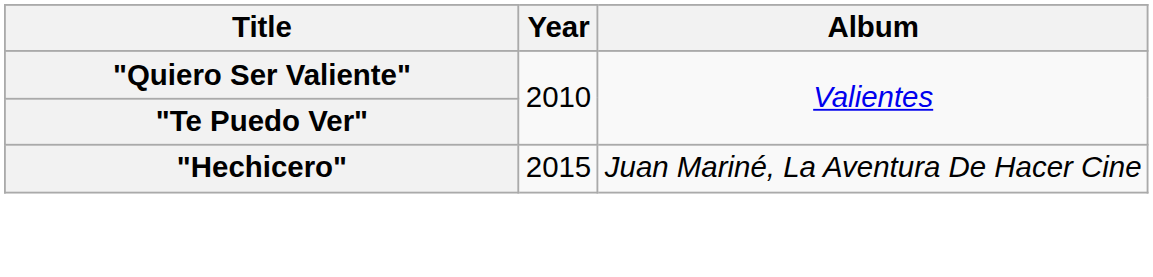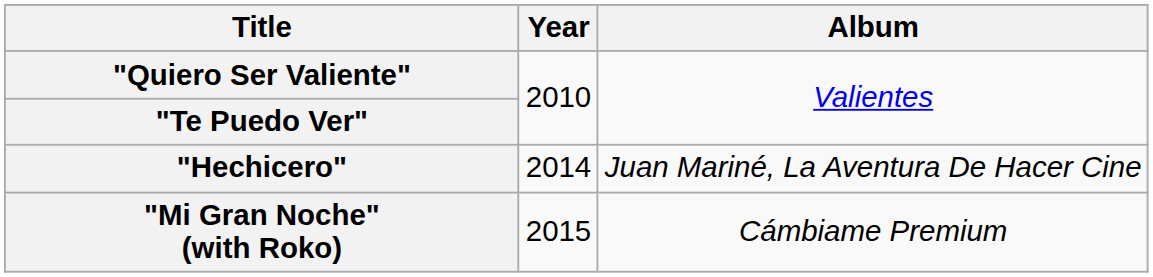(559, 167) 2015 -> (559, 167) 2014
+ row: (262, 231)
